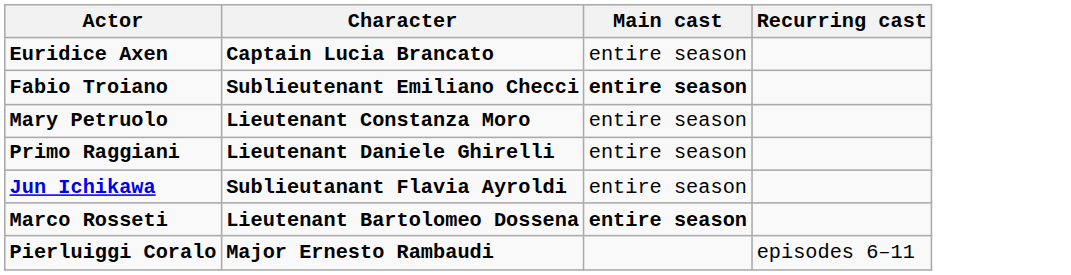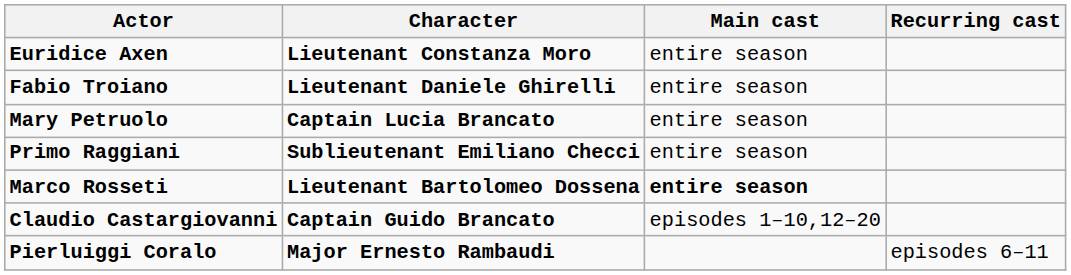(360, 54) Captain Lucia Brancato -> (439, 54) Lieutenant Constanza Moro
(403, 87) Sublieutenant Emiliano Checci -> (451, 87) Lieutenant Daniele Ghirelli
(668, 87) bold -> (729, 87) normal
(378, 120) Lieutenant Constanza Moro -> (421, 120) Captain Lucia Brancato
(390, 154) Lieutenant Daniele Ghirelli -> (463, 154) Sublieutenant Emiliano Checci
- row: (83, 187)
+ row: (143, 220)
